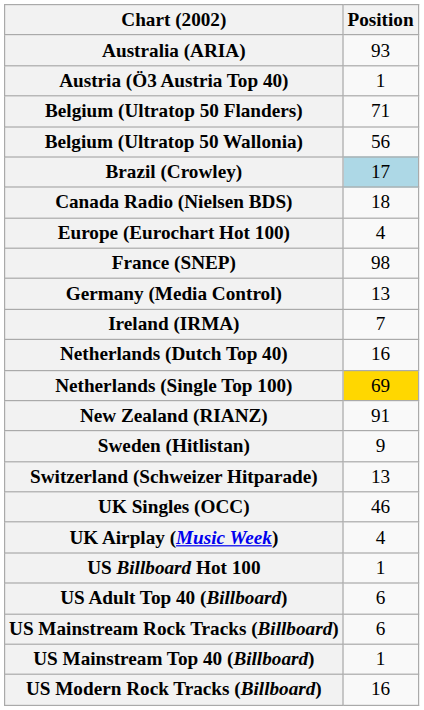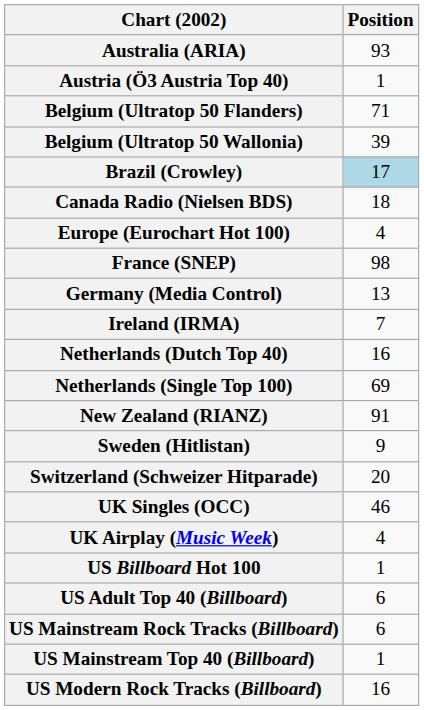(381, 141) 56 -> (381, 141) 39
(381, 385) gold background -> (381, 385) no background
(381, 476) 13 -> (381, 476) 20
